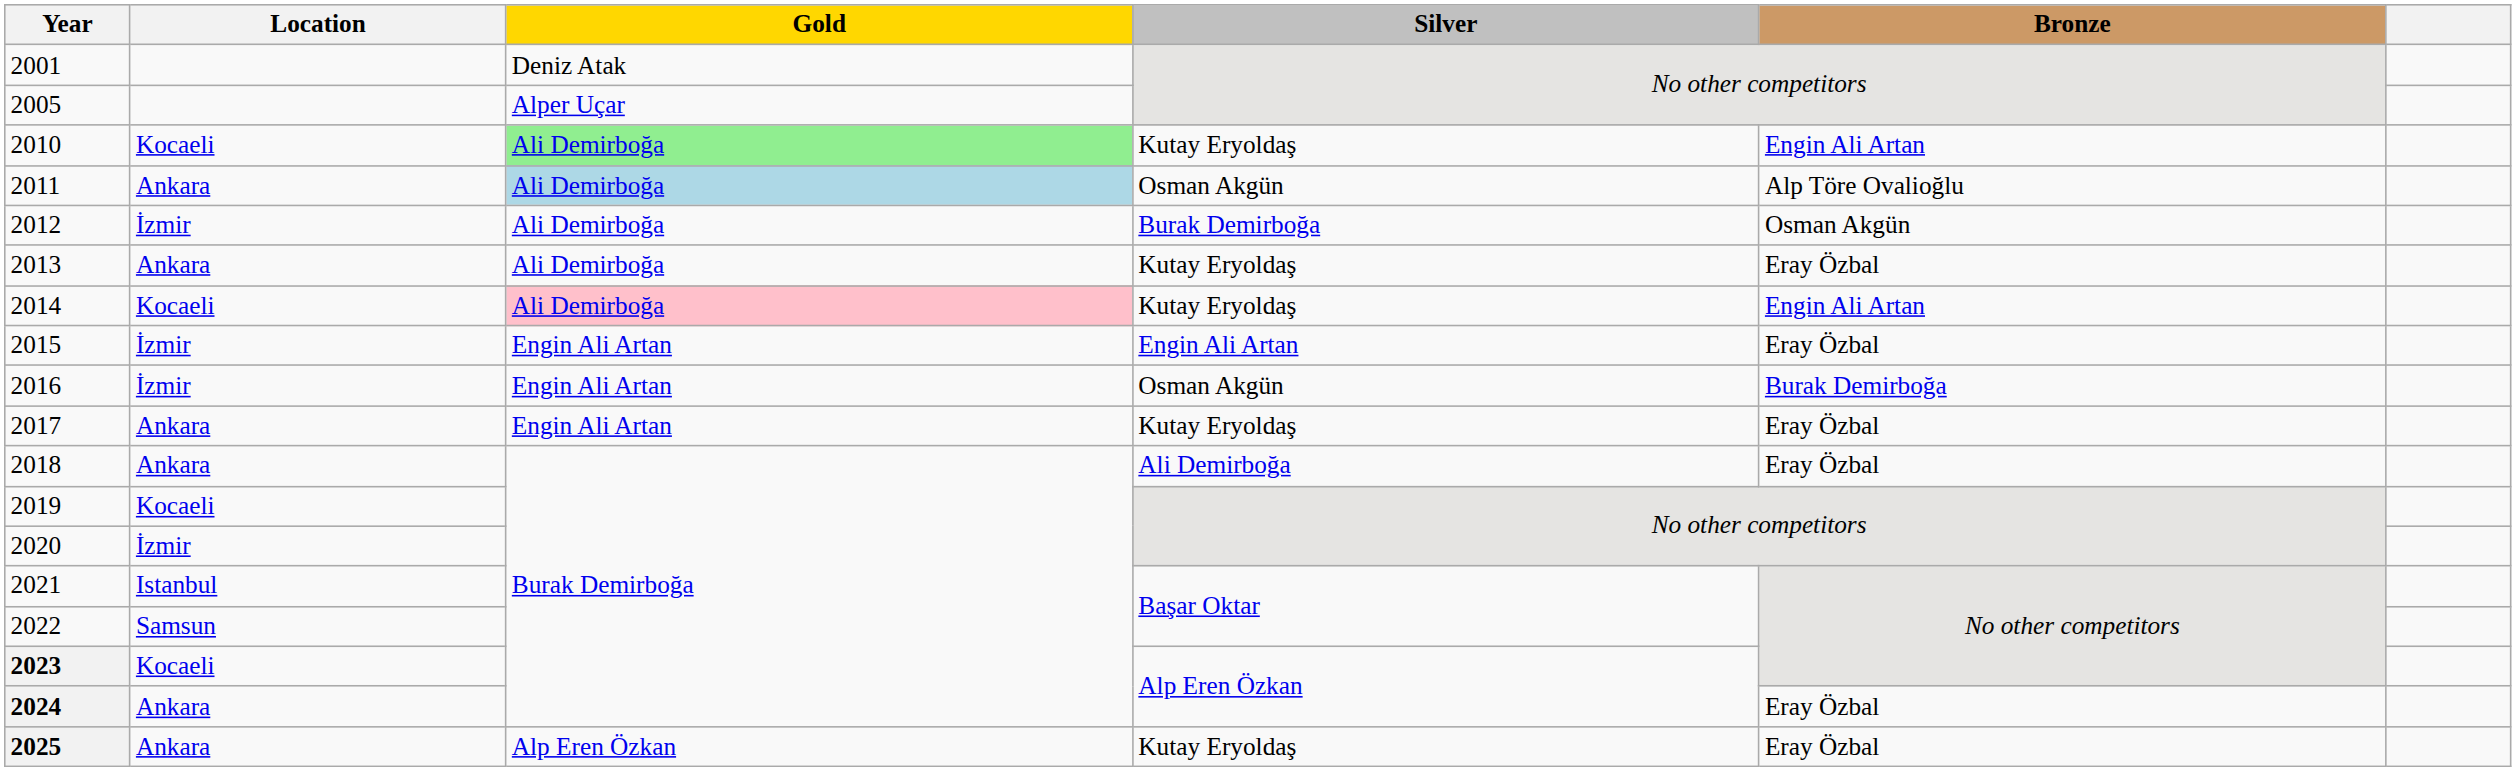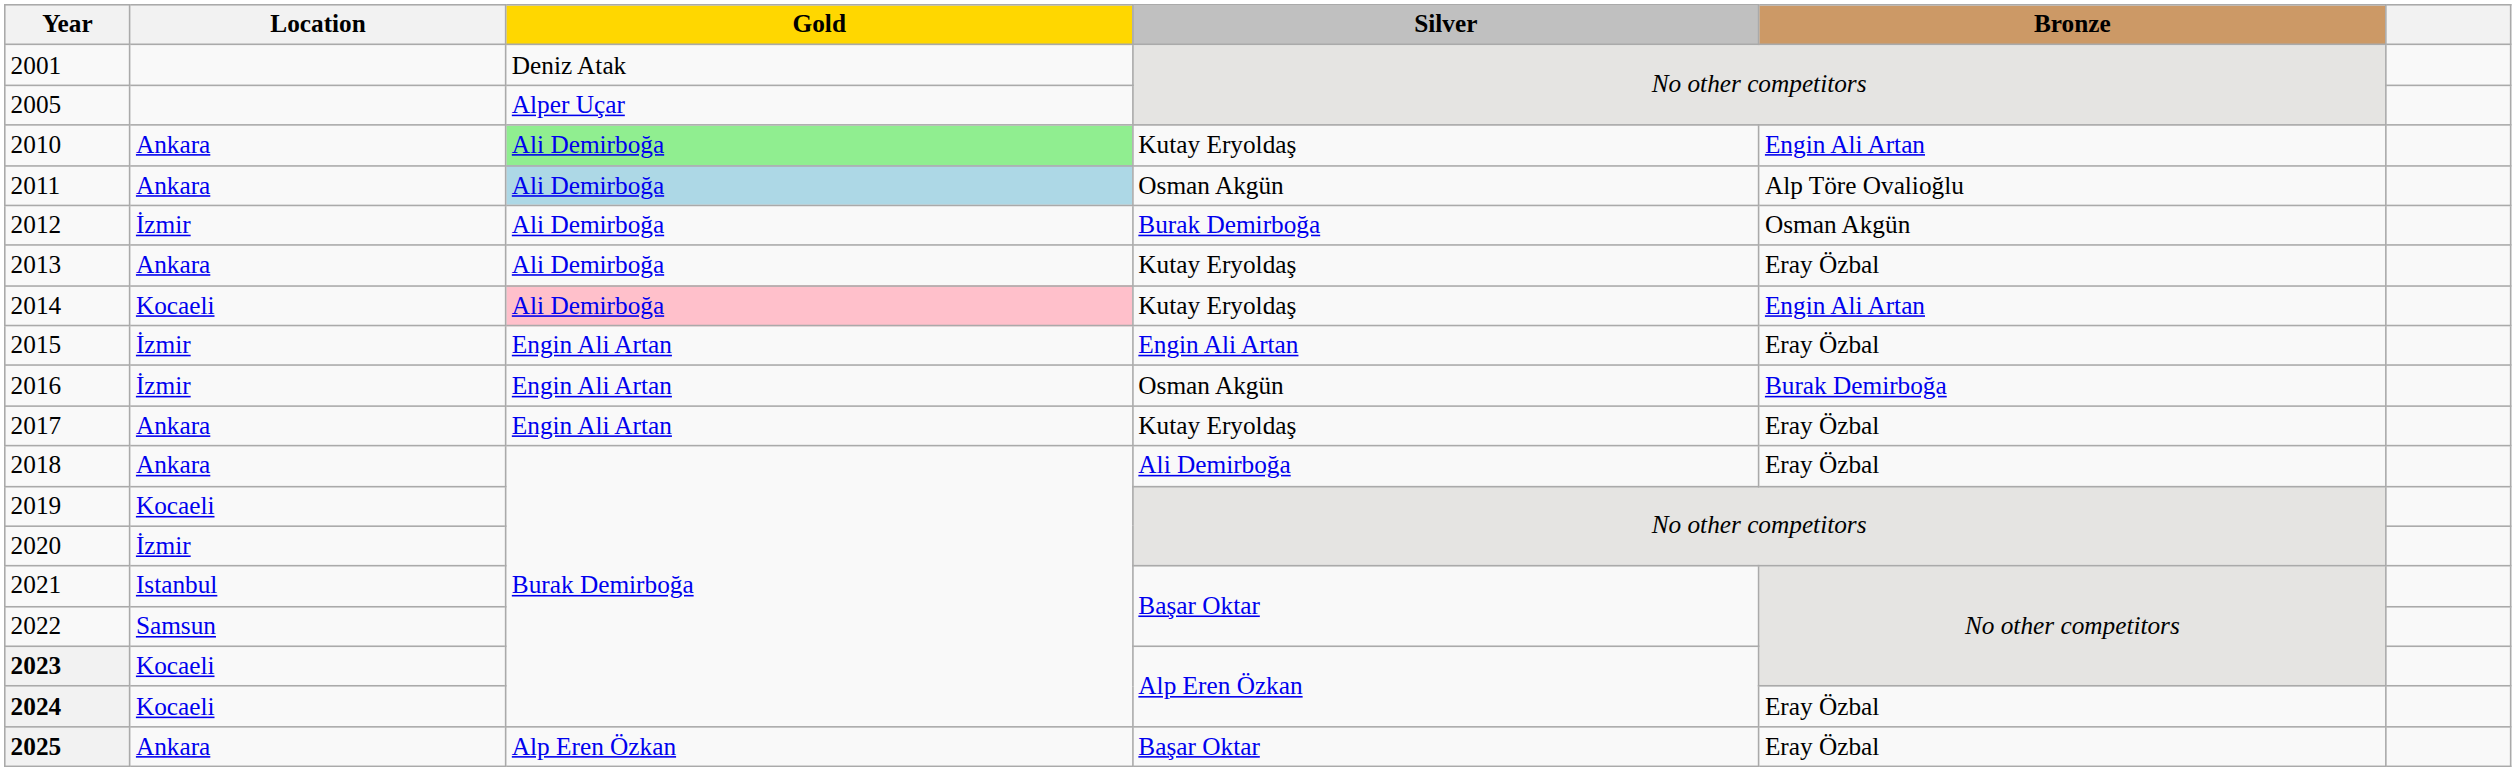(175, 144) Kocaeli -> (173, 144) Ankara
(173, 706) Ankara -> (175, 706) Kocaeli
(1217, 746) Kutay Eryoldaş -> (1199, 746) Başar Oktar
